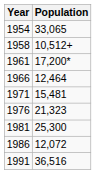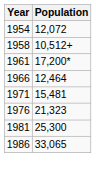(51, 29) 33,065 -> (51, 29) 12,072
(51, 144) 12,072 -> (51, 144) 33,065
- row: (18, 161)
